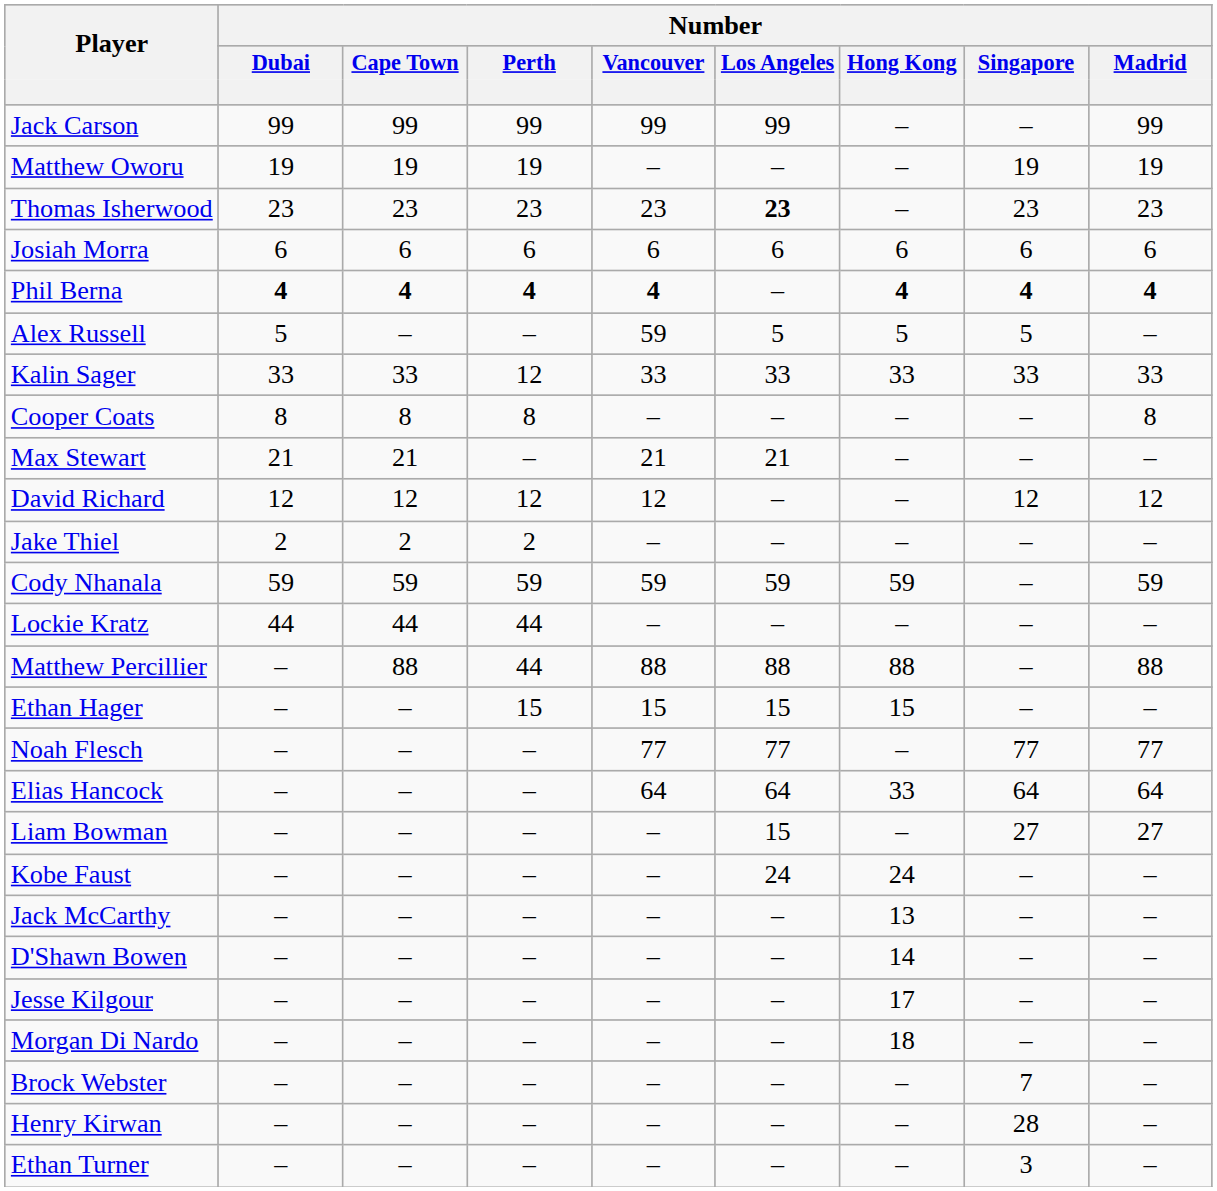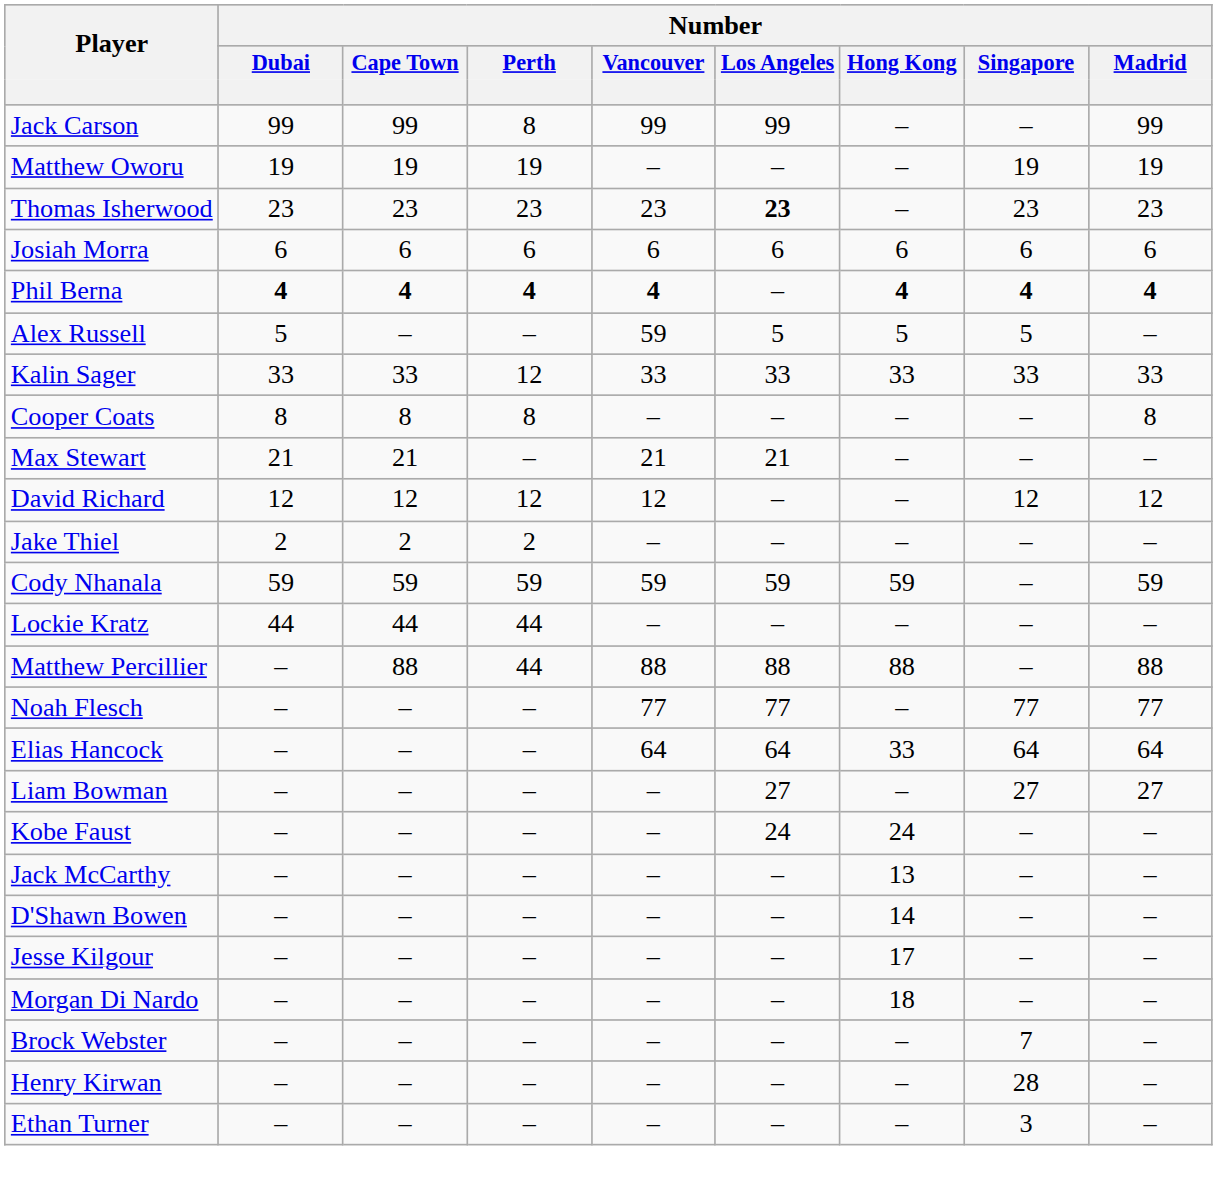(529, 124) 99 -> (529, 124) 8
- row: (77, 707)
(778, 832) 15 -> (778, 790) 27
